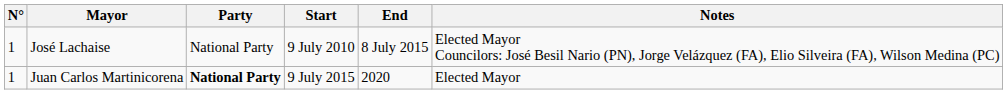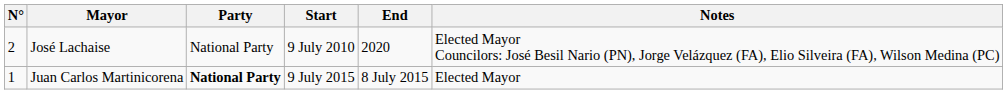(11, 46) 1 -> (11, 46) 2
(395, 46) 8 July 2015 -> (376, 46) 2020
(376, 77) 2020 -> (395, 77) 8 July 2015
